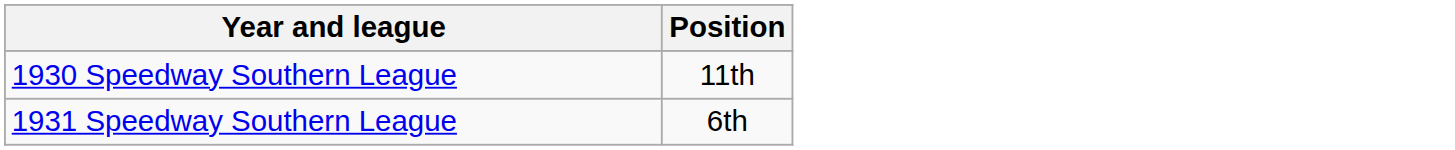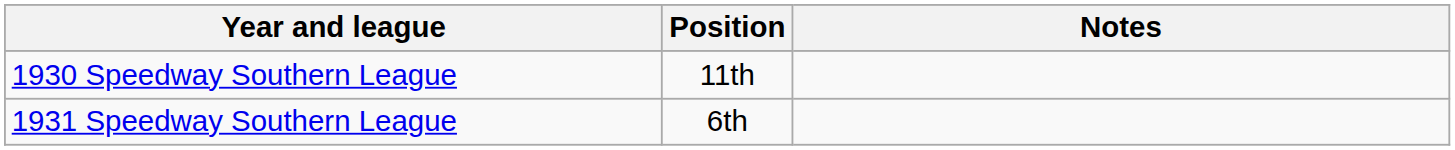+ column: (1121, 27)
